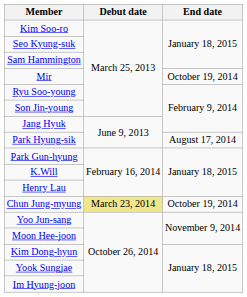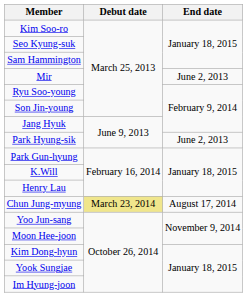(203, 76) October 19, 2014 -> (203, 76) June 2, 2013
(203, 140) August 17, 2014 -> (203, 140) June 2, 2013
(203, 204) October 19, 2014 -> (203, 204) August 17, 2014
